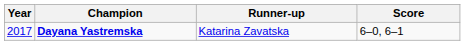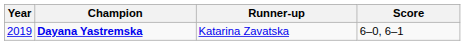(20, 31) 2017 -> (20, 31) 2019
